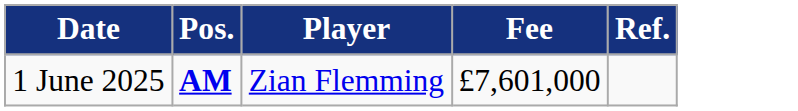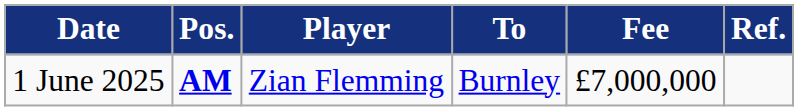+ column: (509, 29)
(529, 79) £7,601,000 -> (646, 79) £7,000,000
